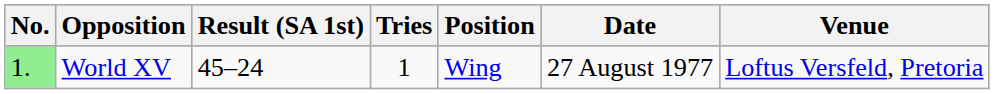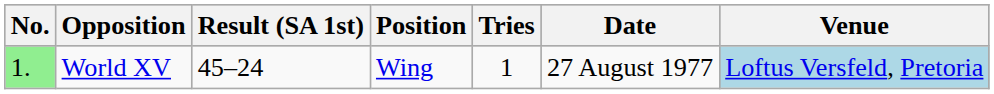columns swapped: (490, 25) <-> (404, 25)
(854, 66) no background -> (854, 66) lightblue background
